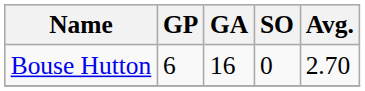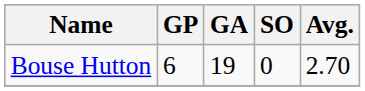(223, 65) 16 -> (223, 65) 19
